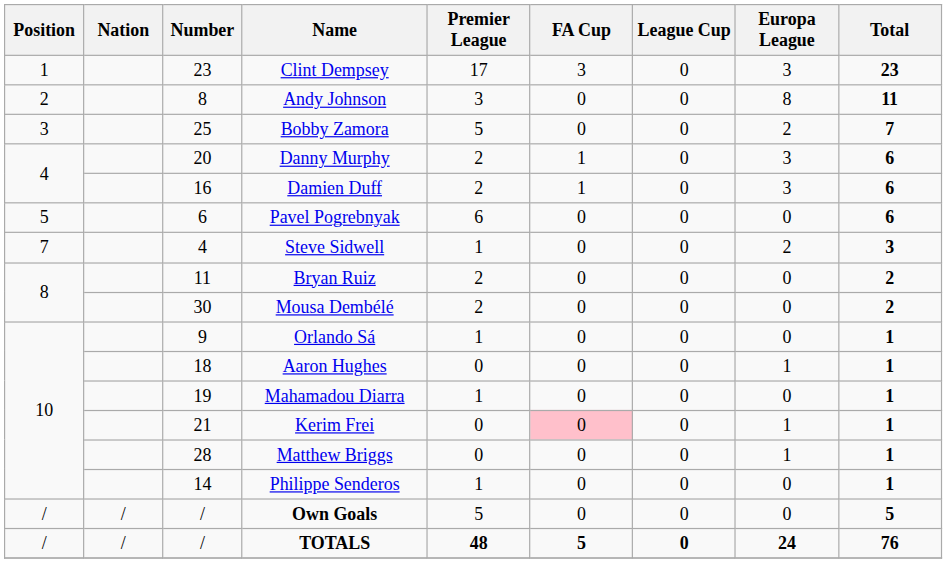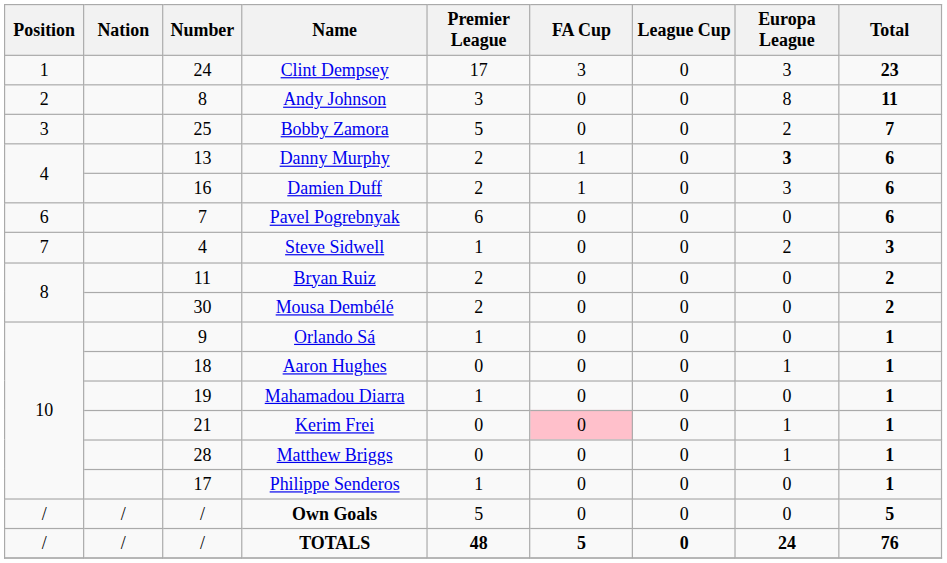(202, 70) 23 -> (202, 70) 24
(202, 159) 20 -> (202, 159) 13
(787, 159) normal -> (787, 159) bold
(44, 218) 5 -> (44, 218) 6
(202, 218) 6 -> (202, 218) 7
(202, 484) 14 -> (202, 484) 17
